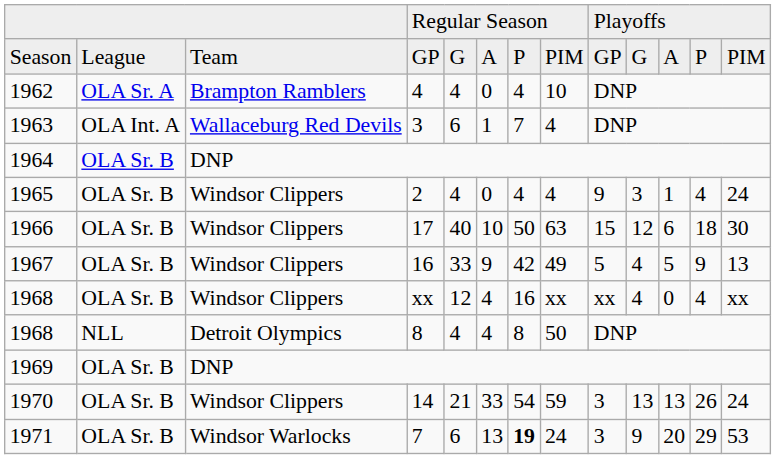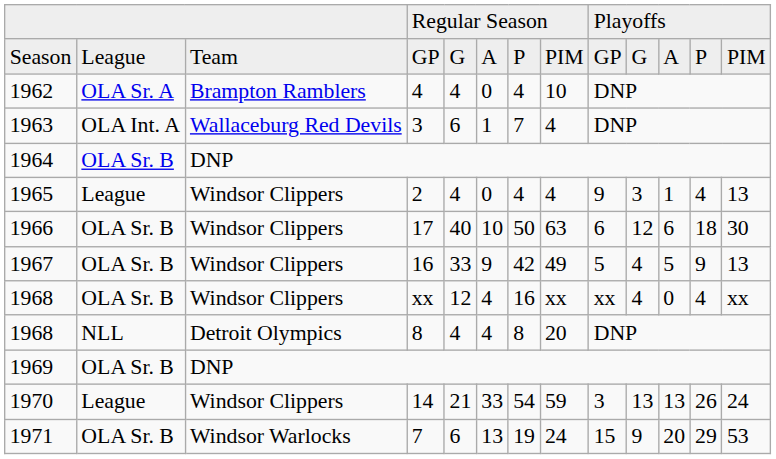(128, 194) OLA Sr. B -> (113, 194) League
(738, 194) 24 -> (738, 194) 13
(605, 228) 15 -> (599, 228) 6
(556, 332) 50 -> (556, 332) 20
(128, 401) OLA Sr. B -> (113, 401) League
(524, 435) bold -> (524, 435) normal
(599, 435) 3 -> (605, 435) 15
